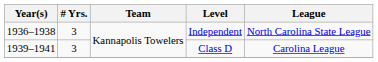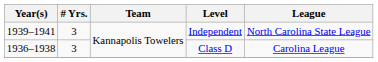(31, 31) 1936–1938 -> (31, 31) 1939–1941
(31, 49) 1939–1941 -> (31, 49) 1936–1938
